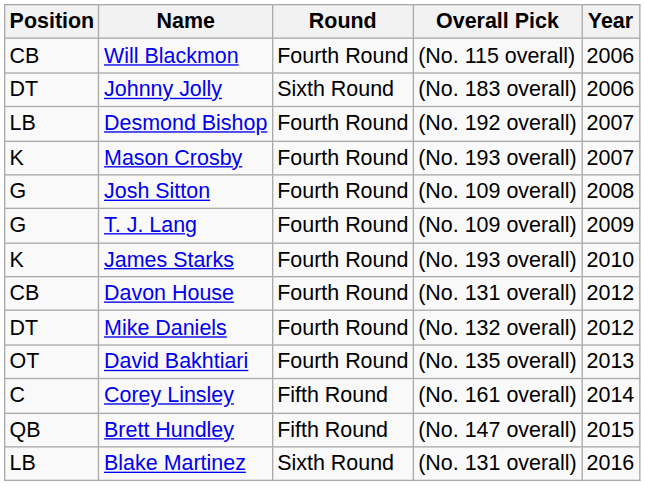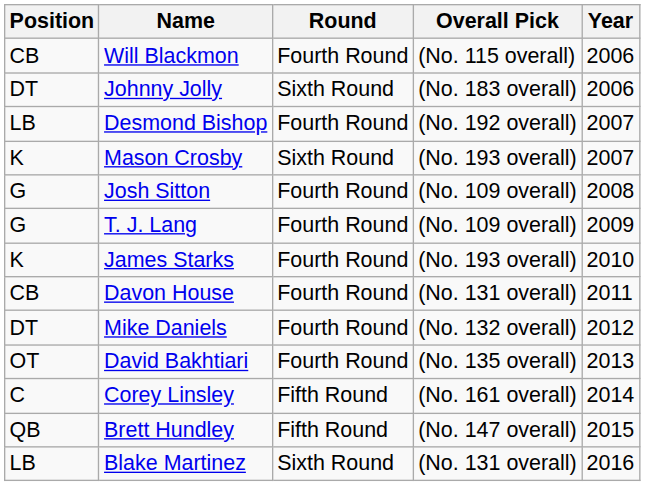(343, 157) Fourth Round -> (336, 157) Sixth Round
(610, 293) 2012 -> (610, 293) 2011
